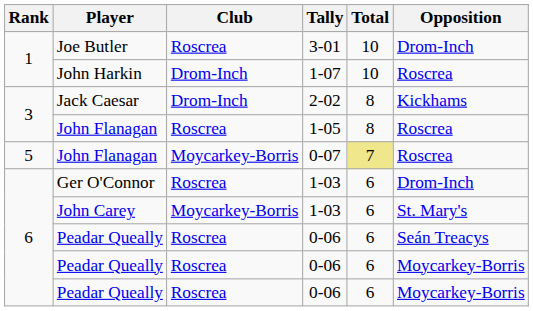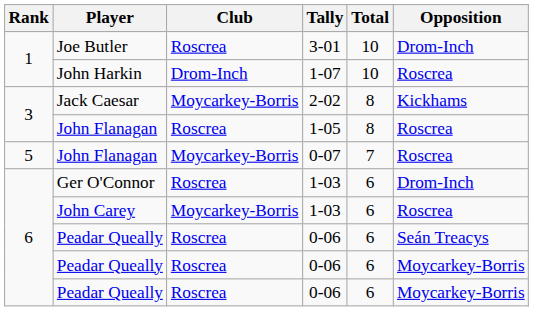(209, 100) Drom-Inch -> (235, 100) Moycarkey-Borris
(370, 155) khaki background -> (370, 155) no background
(432, 210) St. Mary's -> (425, 210) Roscrea
